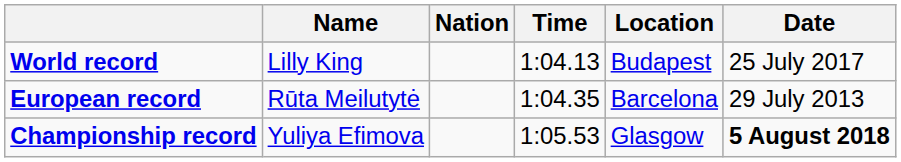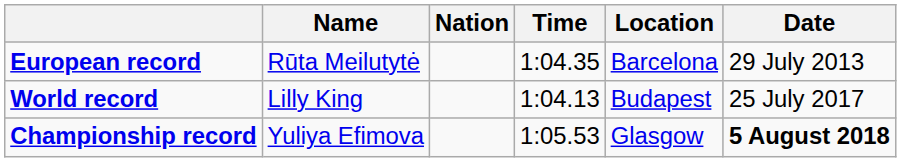rows swapped: (84, 61) <-> (106, 99)
